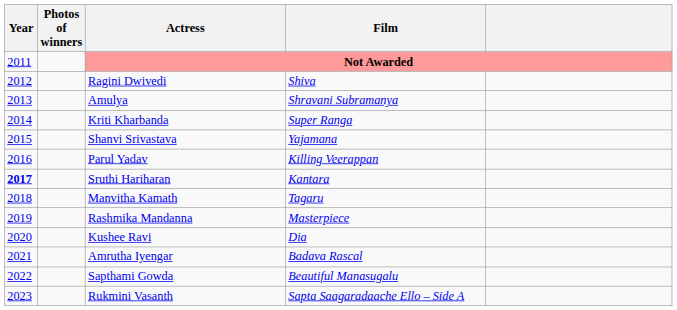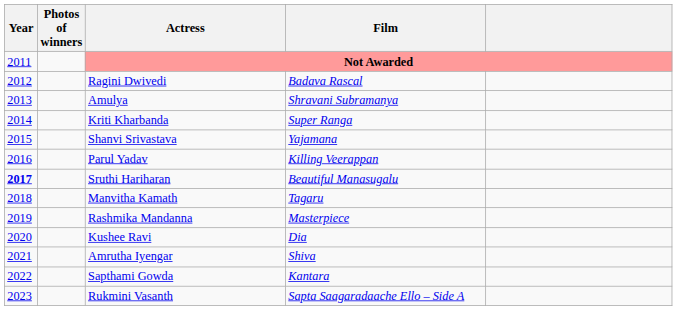(302, 81) Shiva -> (325, 81) Badava Rascal
(309, 178) Kantara -> (343, 178) Beautiful Manasugalu
(325, 256) Badava Rascal -> (302, 256) Shiva
(343, 276) Beautiful Manasugalu -> (309, 276) Kantara
